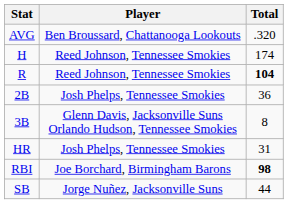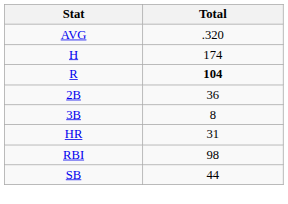- column: (143, 14)
(265, 169) bold -> (213, 154) normal
